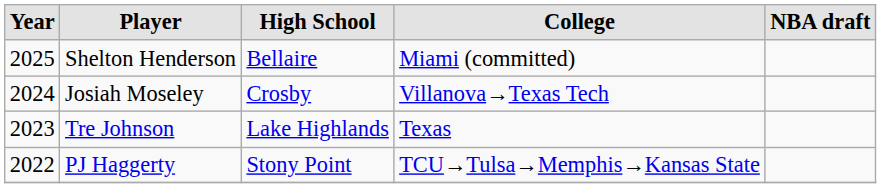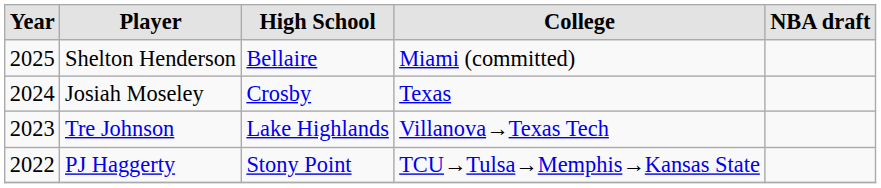(504, 93) Villanova→Texas Tech -> (425, 93) Texas
(425, 128) Texas -> (504, 128) Villanova→Texas Tech
